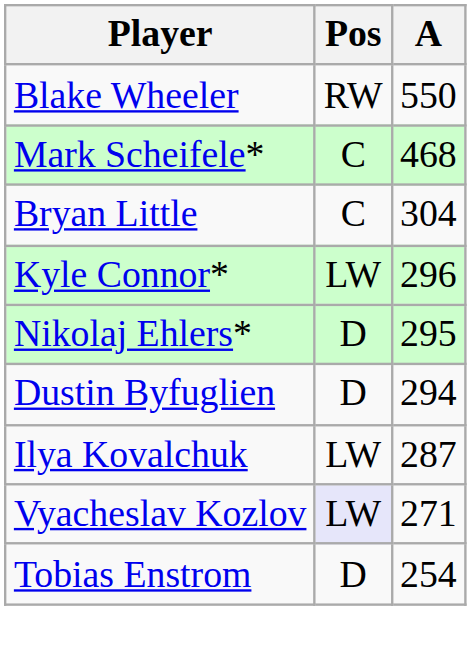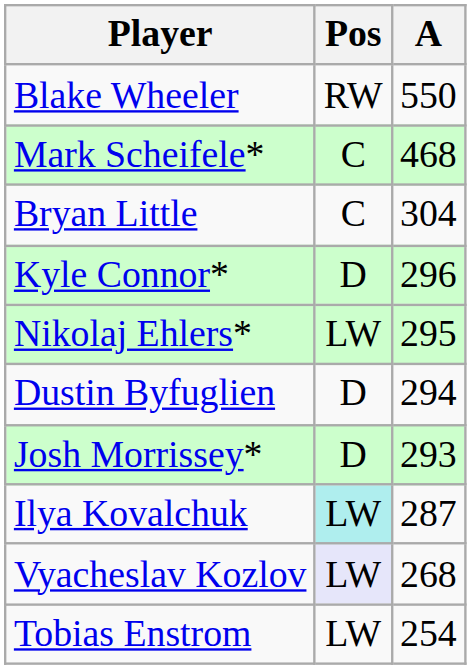(353, 273) LW -> (353, 273) D
(353, 333) D -> (353, 333) LW
+ row: (138, 453)
(353, 453) no background -> (353, 513) paleturquoise background
(428, 513) 271 -> (428, 573) 268
(353, 573) D -> (353, 633) LW
